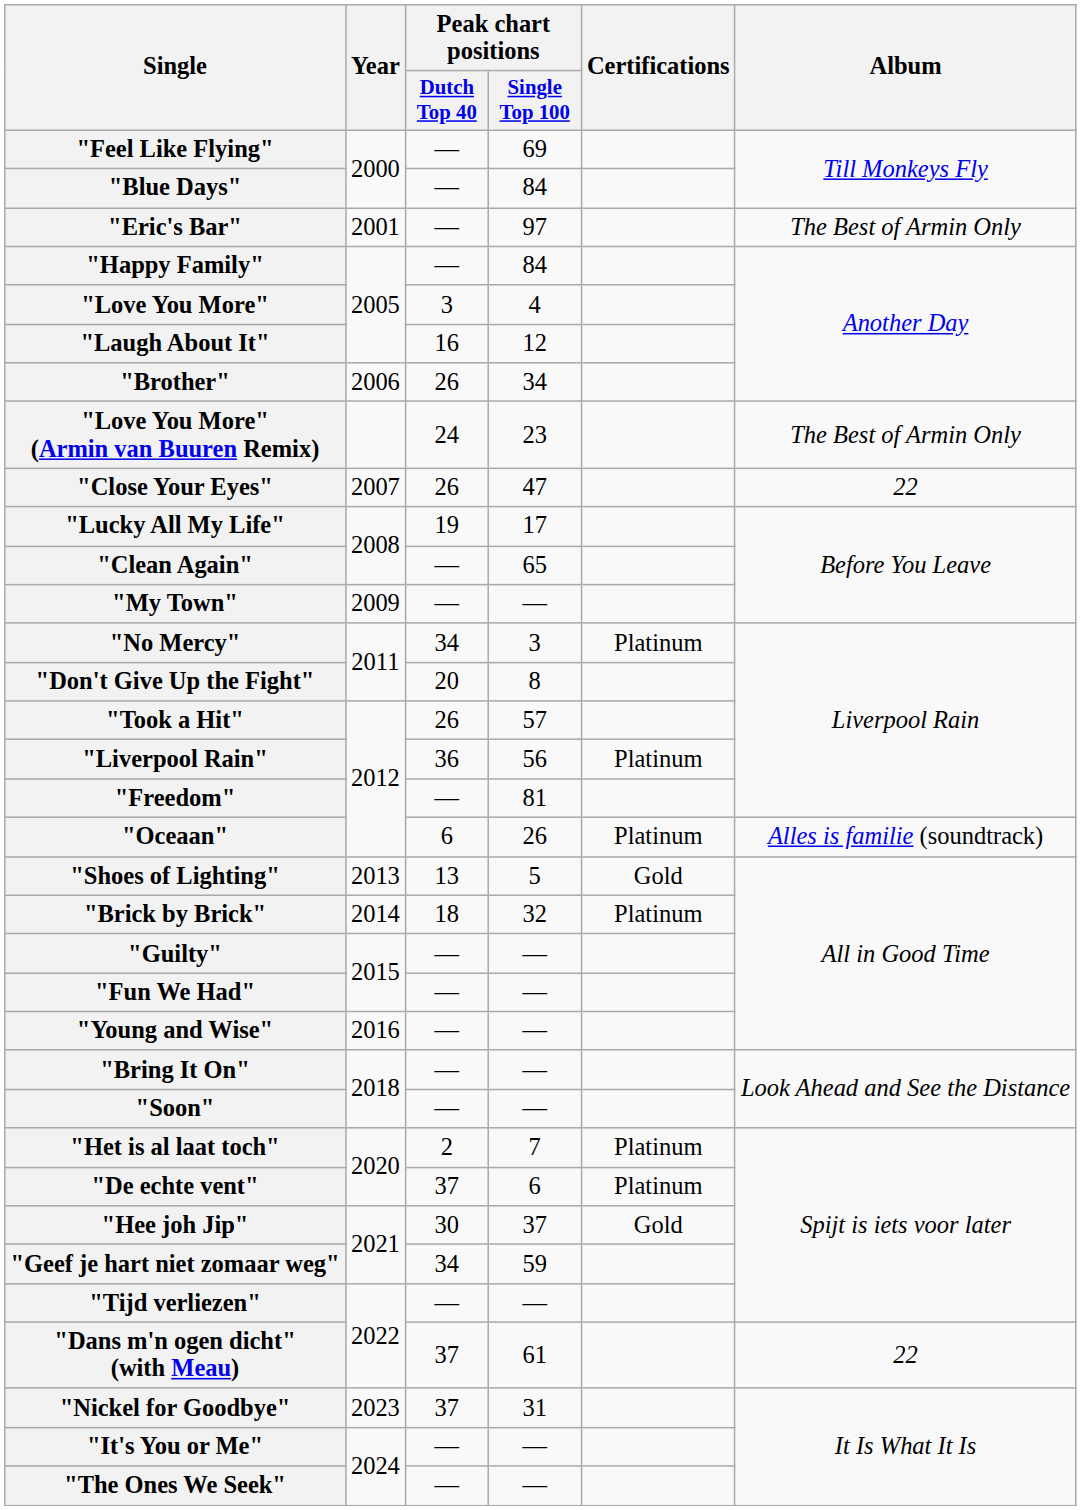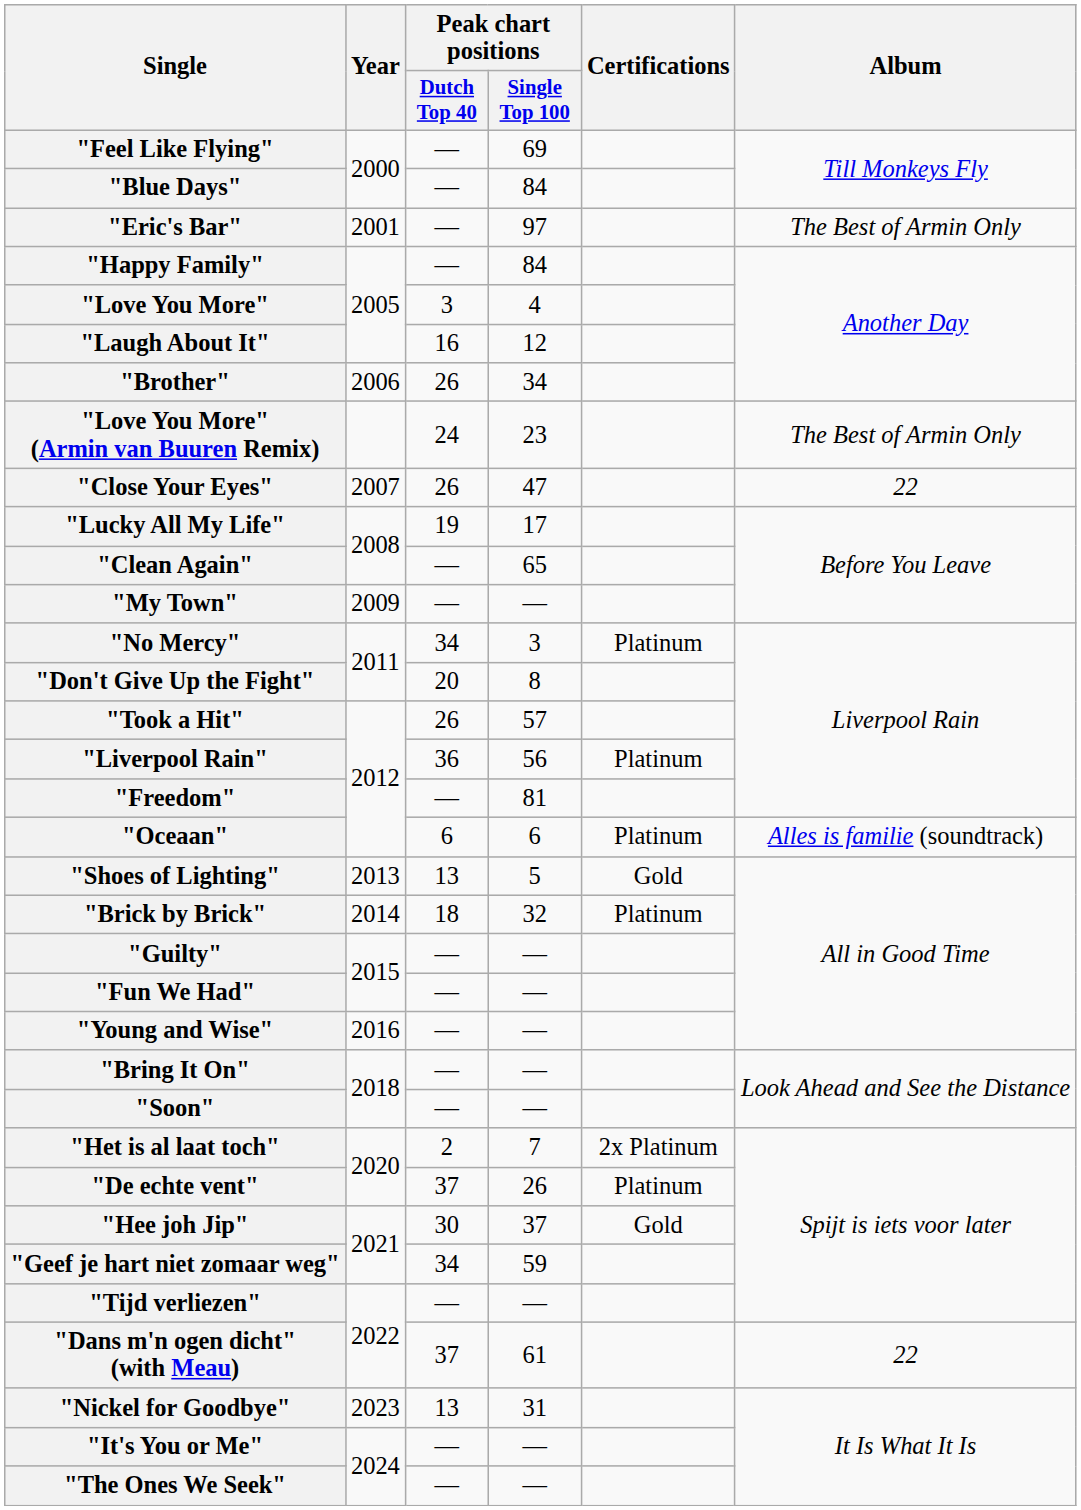(535, 836) 26 -> (535, 836) 6
(658, 1147) Platinum -> (658, 1147) 2x Platinum
(535, 1186) 6 -> (535, 1186) 26
(447, 1407) 37 -> (447, 1407) 13
